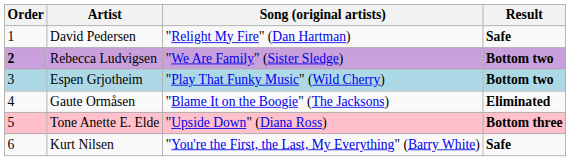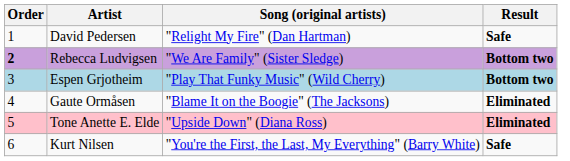(524, 123) Bottom three -> (518, 123) Eliminated
